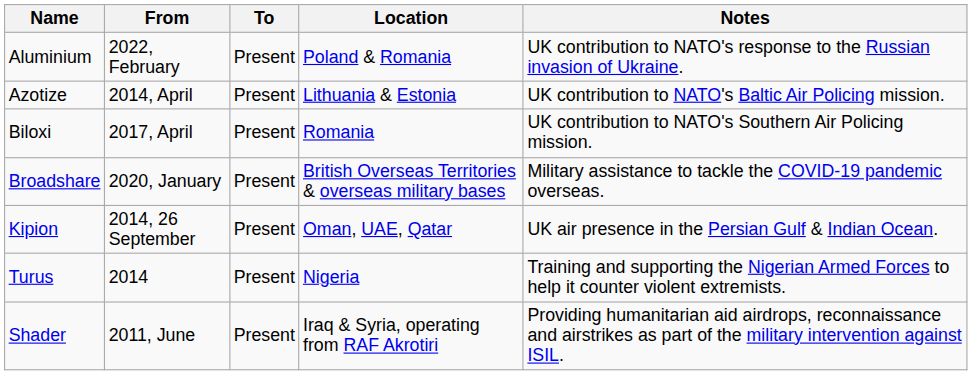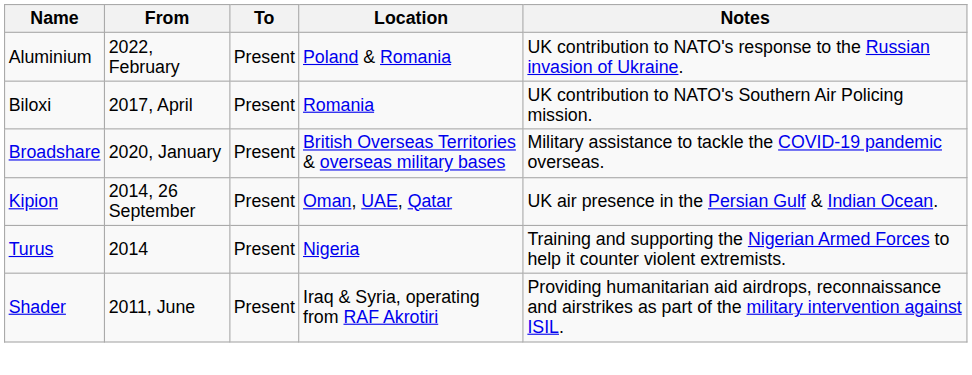- row: (38, 94)
